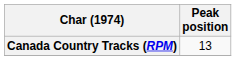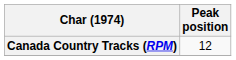(205, 45) 13 -> (205, 45) 12
